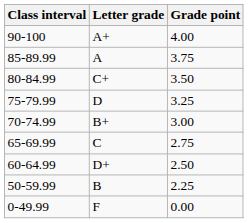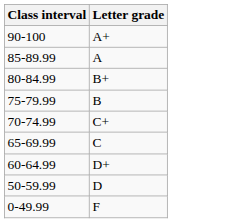- column: (205, 15)
(101, 79) C+ -> (101, 79) B+
(97, 100) D -> (97, 100) B
(101, 121) B+ -> (101, 121) C+
(97, 185) B -> (97, 185) D
